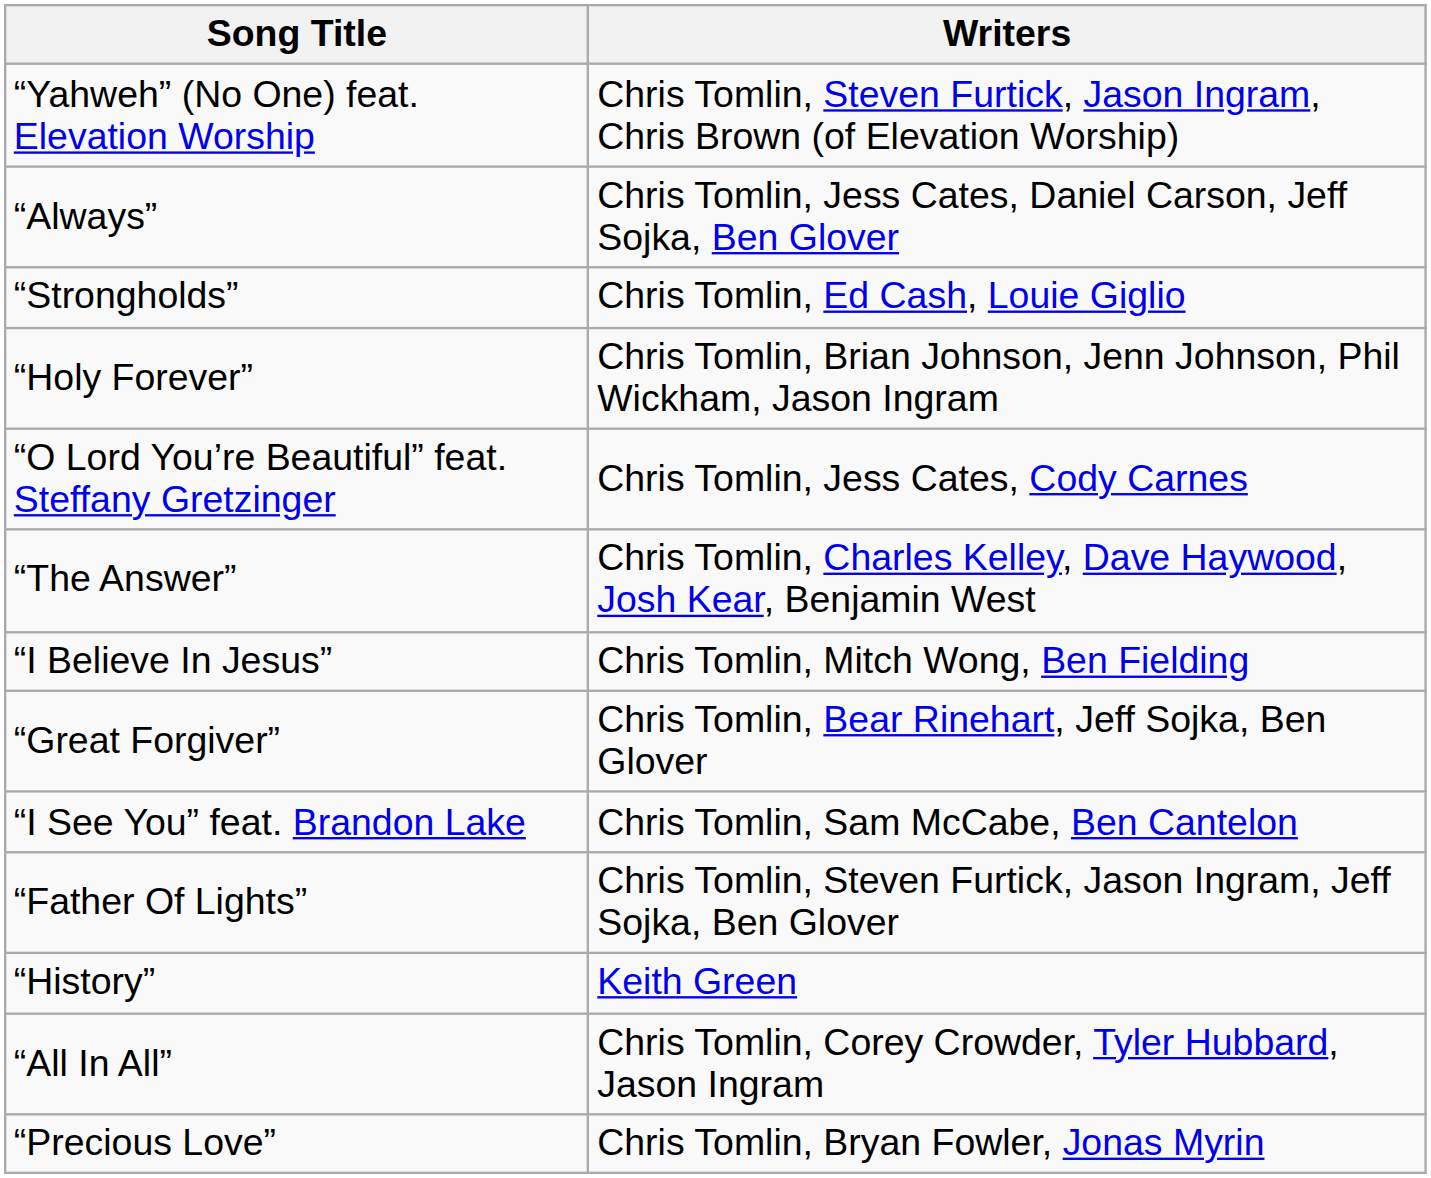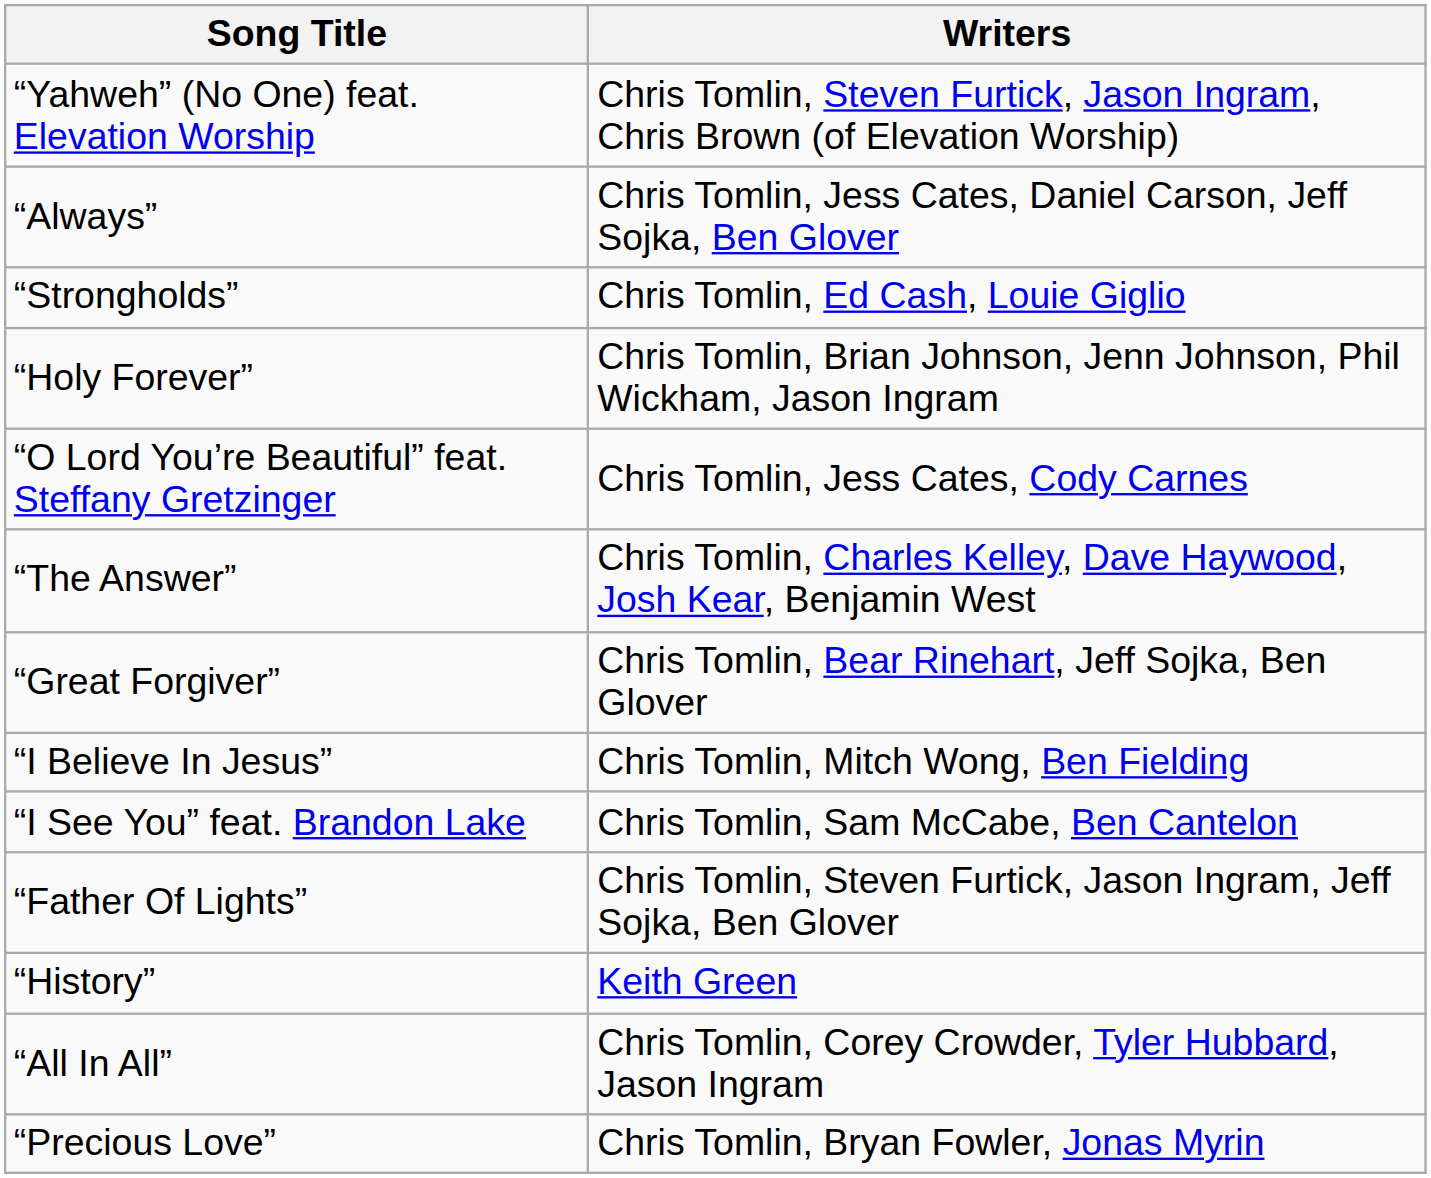rows swapped: (147, 740) <-> (173, 660)
